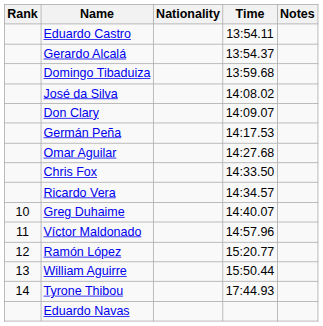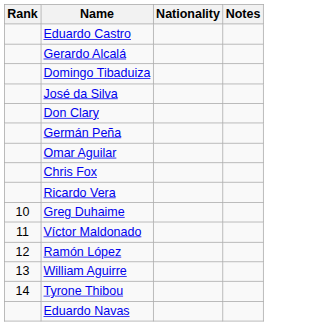- column: (250, 14)
